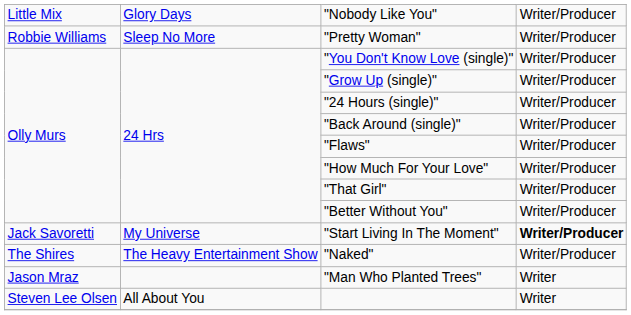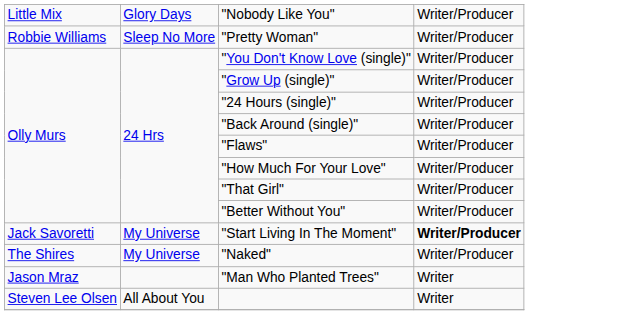(220, 255) The Heavy Entertainment Show -> (162, 255) My Universe
